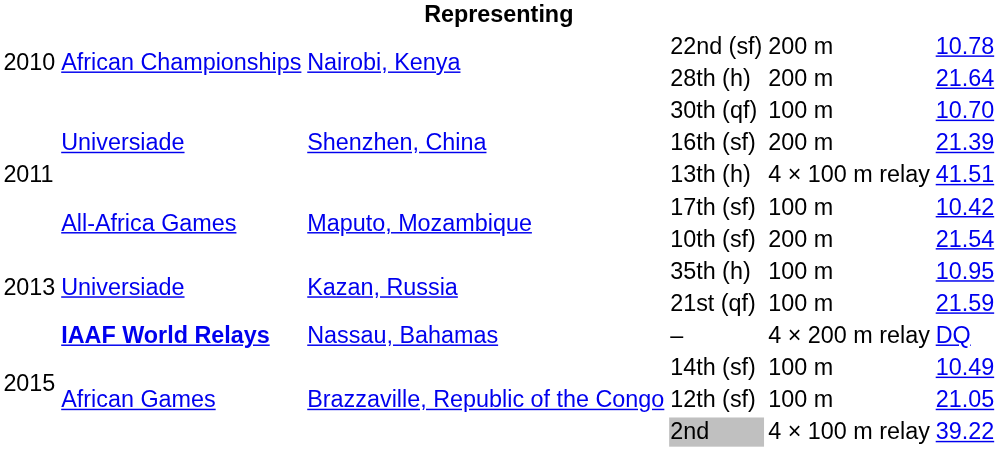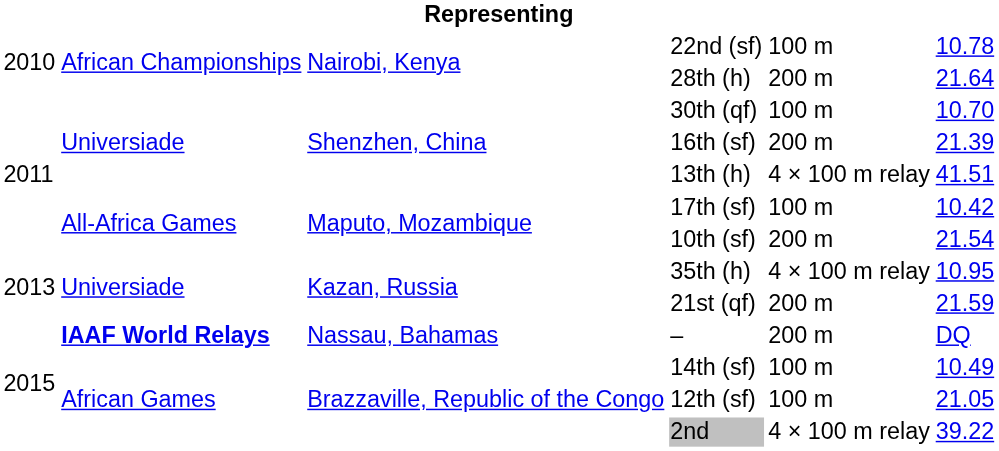(801, 46) 200 m -> (801, 46) 100 m
(801, 271) 100 m -> (849, 271) 4 × 100 m relay
(801, 303) 100 m -> (801, 303) 200 m
(849, 335) 4 × 200 m relay -> (801, 335) 200 m
